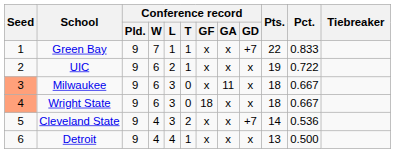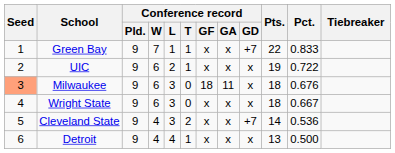(207, 85) x -> (206, 85) 18
(304, 85) 0.667 -> (304, 85) 0.676
(21, 103) lightsalmon background -> (21, 103) no background
(206, 103) 18 -> (207, 103) x
